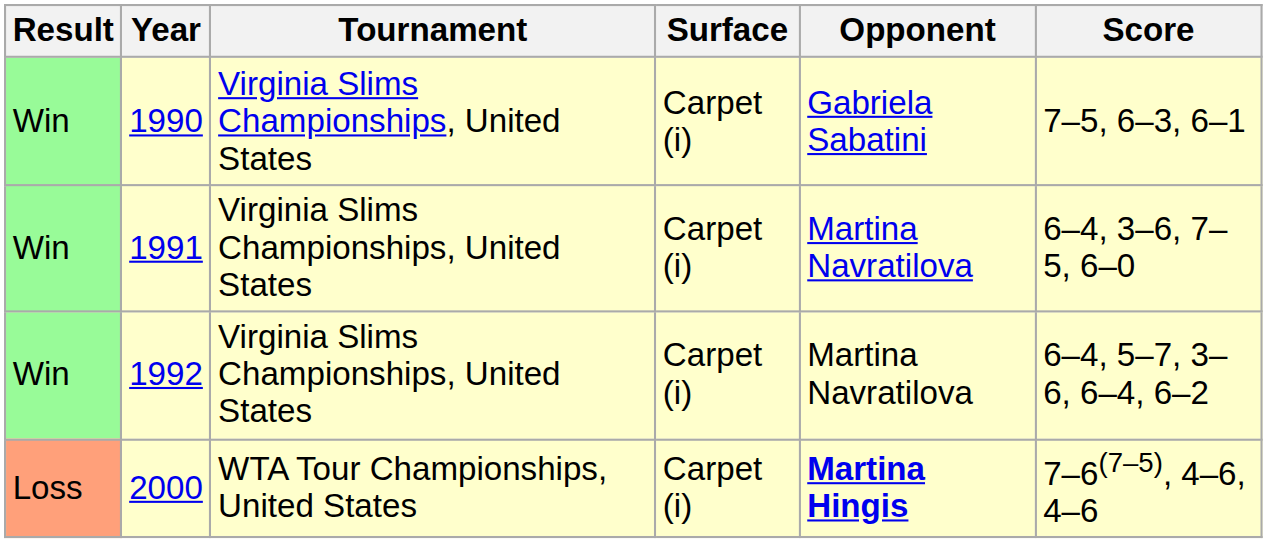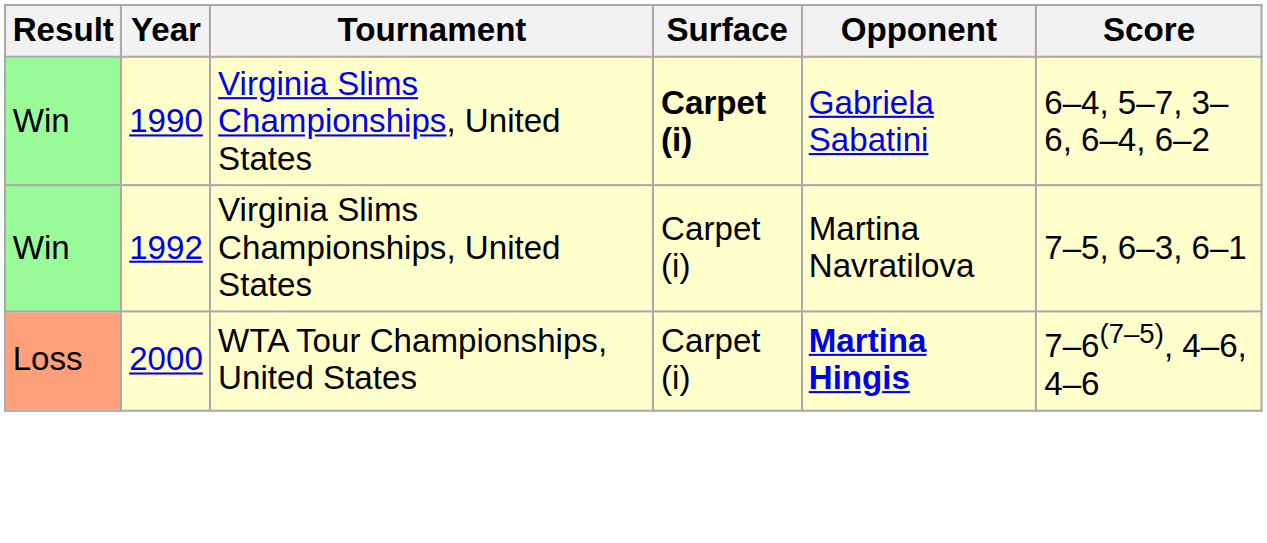(713, 120) normal -> (714, 120) bold
(1144, 120) 7–5, 6–3, 6–1 -> (1136, 120) 6–4, 5–7, 3–6, 6–4, 6–2
- row: (166, 247)
(1135, 374) 6–4, 5–7, 3–6, 6–4, 6–2 -> (1146, 247) 7–5, 6–3, 6–1
